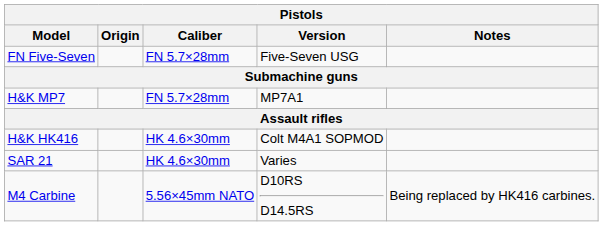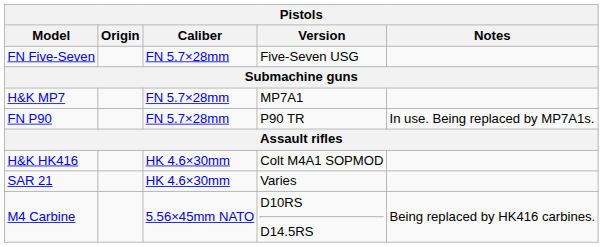+ row: (30, 118)
